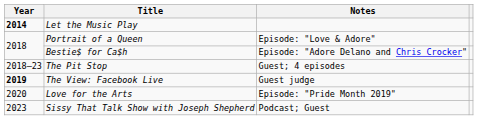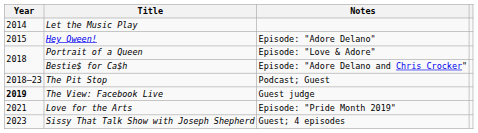(17, 25) bold -> (17, 25) normal
+ row: (71, 39)
(302, 66) Guest; 4 episodes -> (294, 80) Podcast; Guest
(17, 94) 2020 -> (17, 108) 2021
(294, 108) Podcast; Guest -> (302, 121) Guest; 4 episodes
